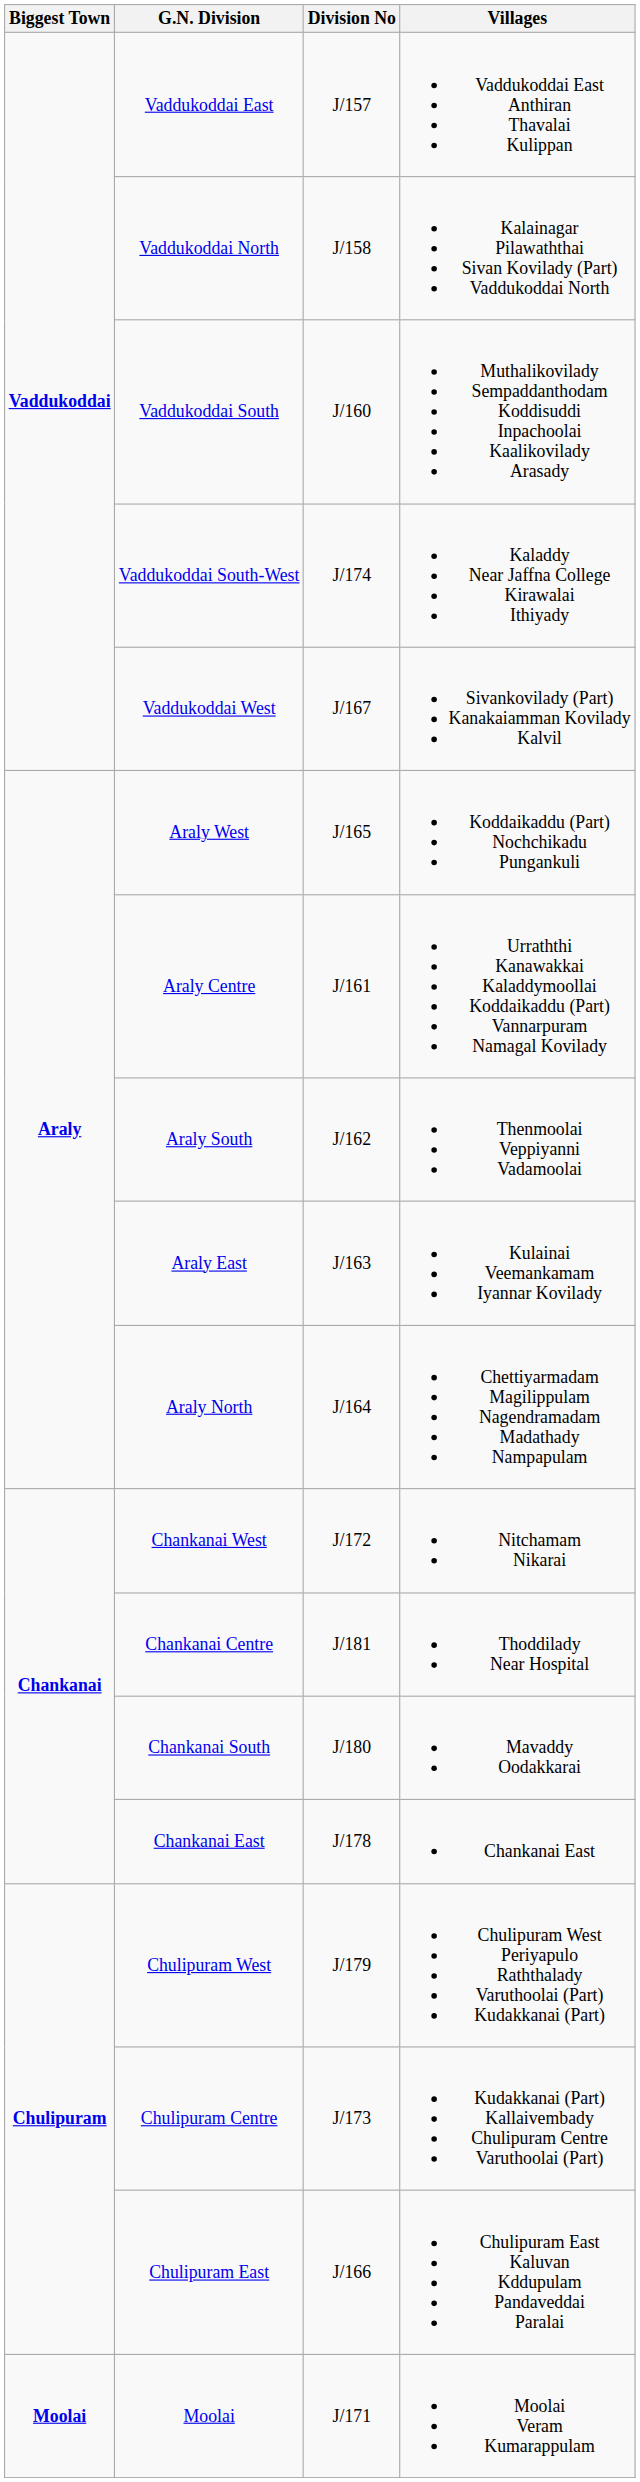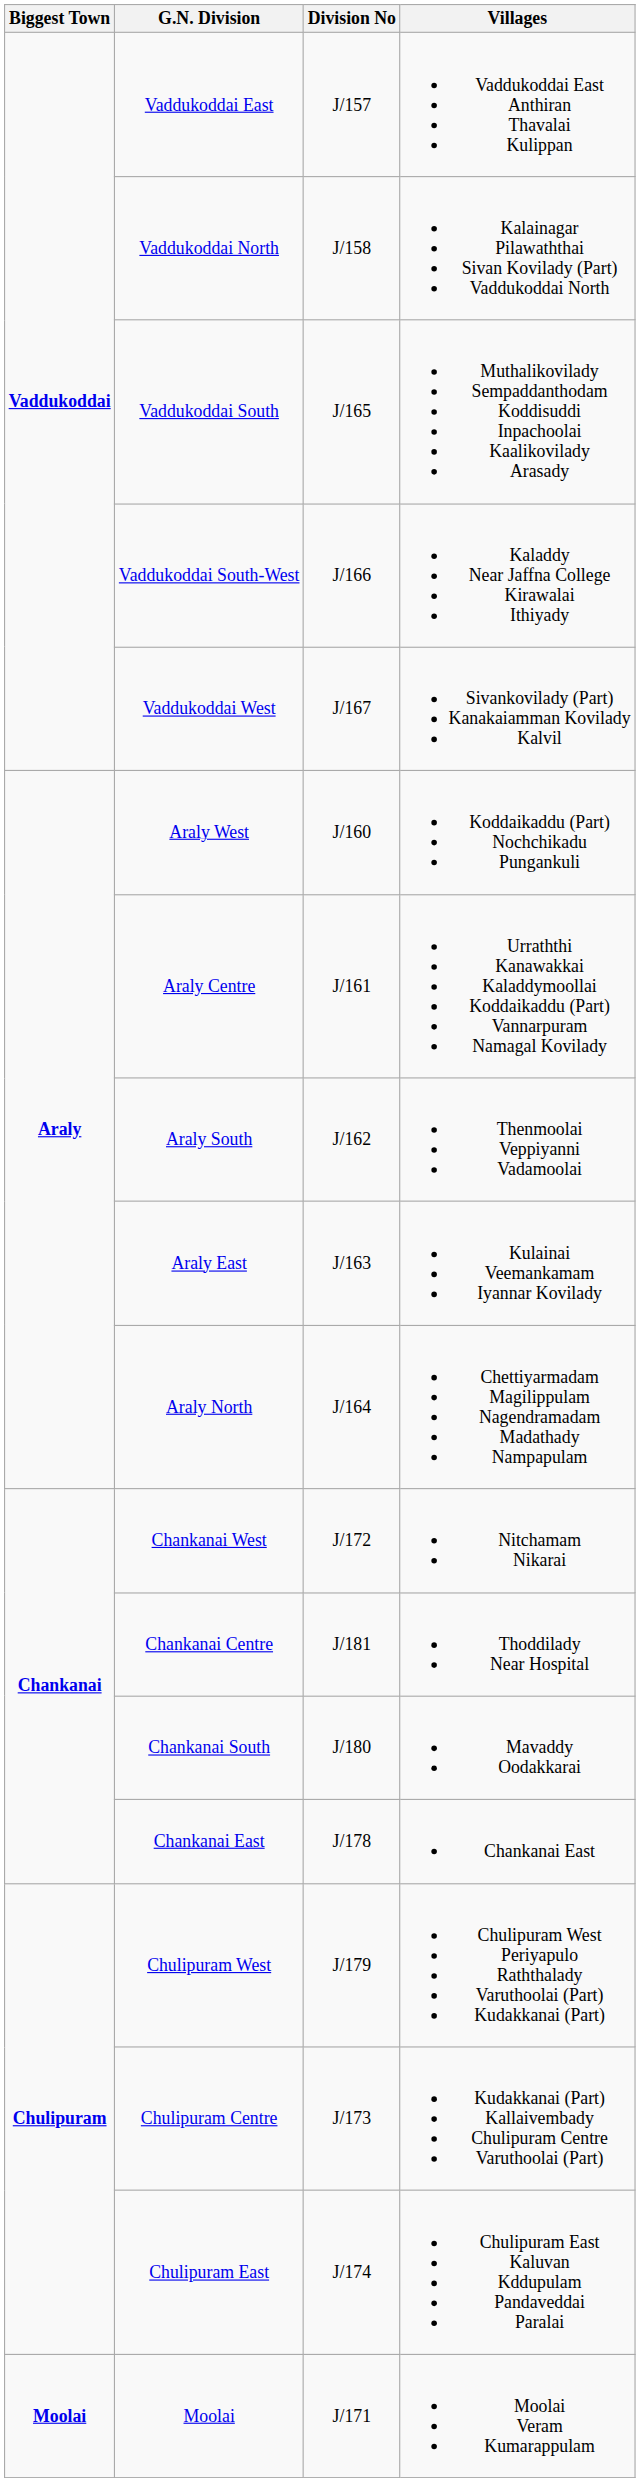(352, 411) J/160 -> (352, 411) J/165
(352, 575) J/174 -> (352, 575) J/166
(352, 832) J/165 -> (352, 832) J/160
(352, 2272) J/166 -> (352, 2272) J/174
